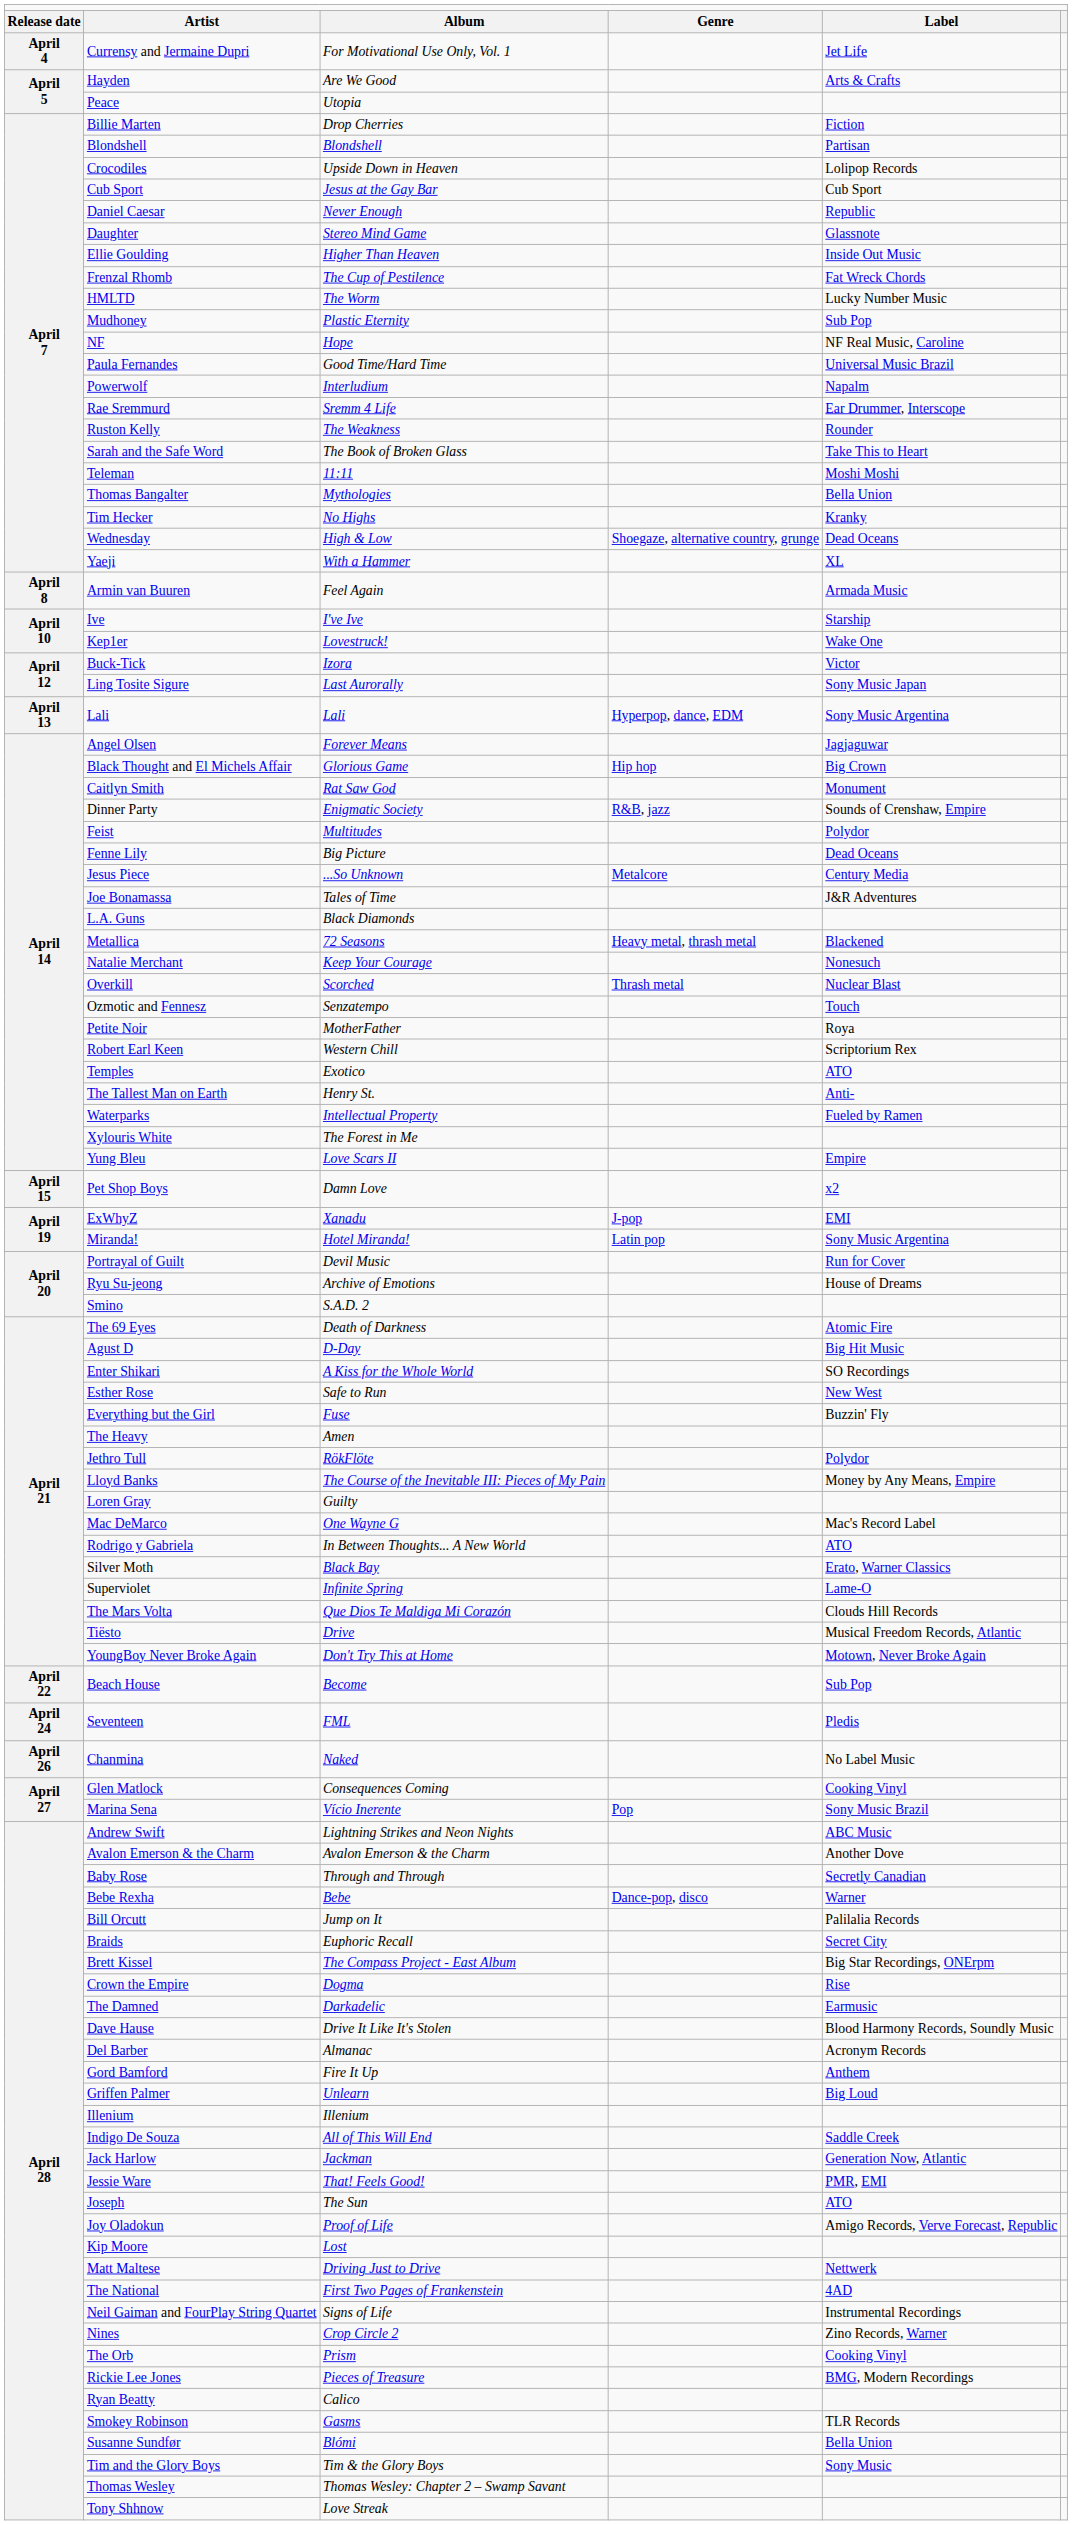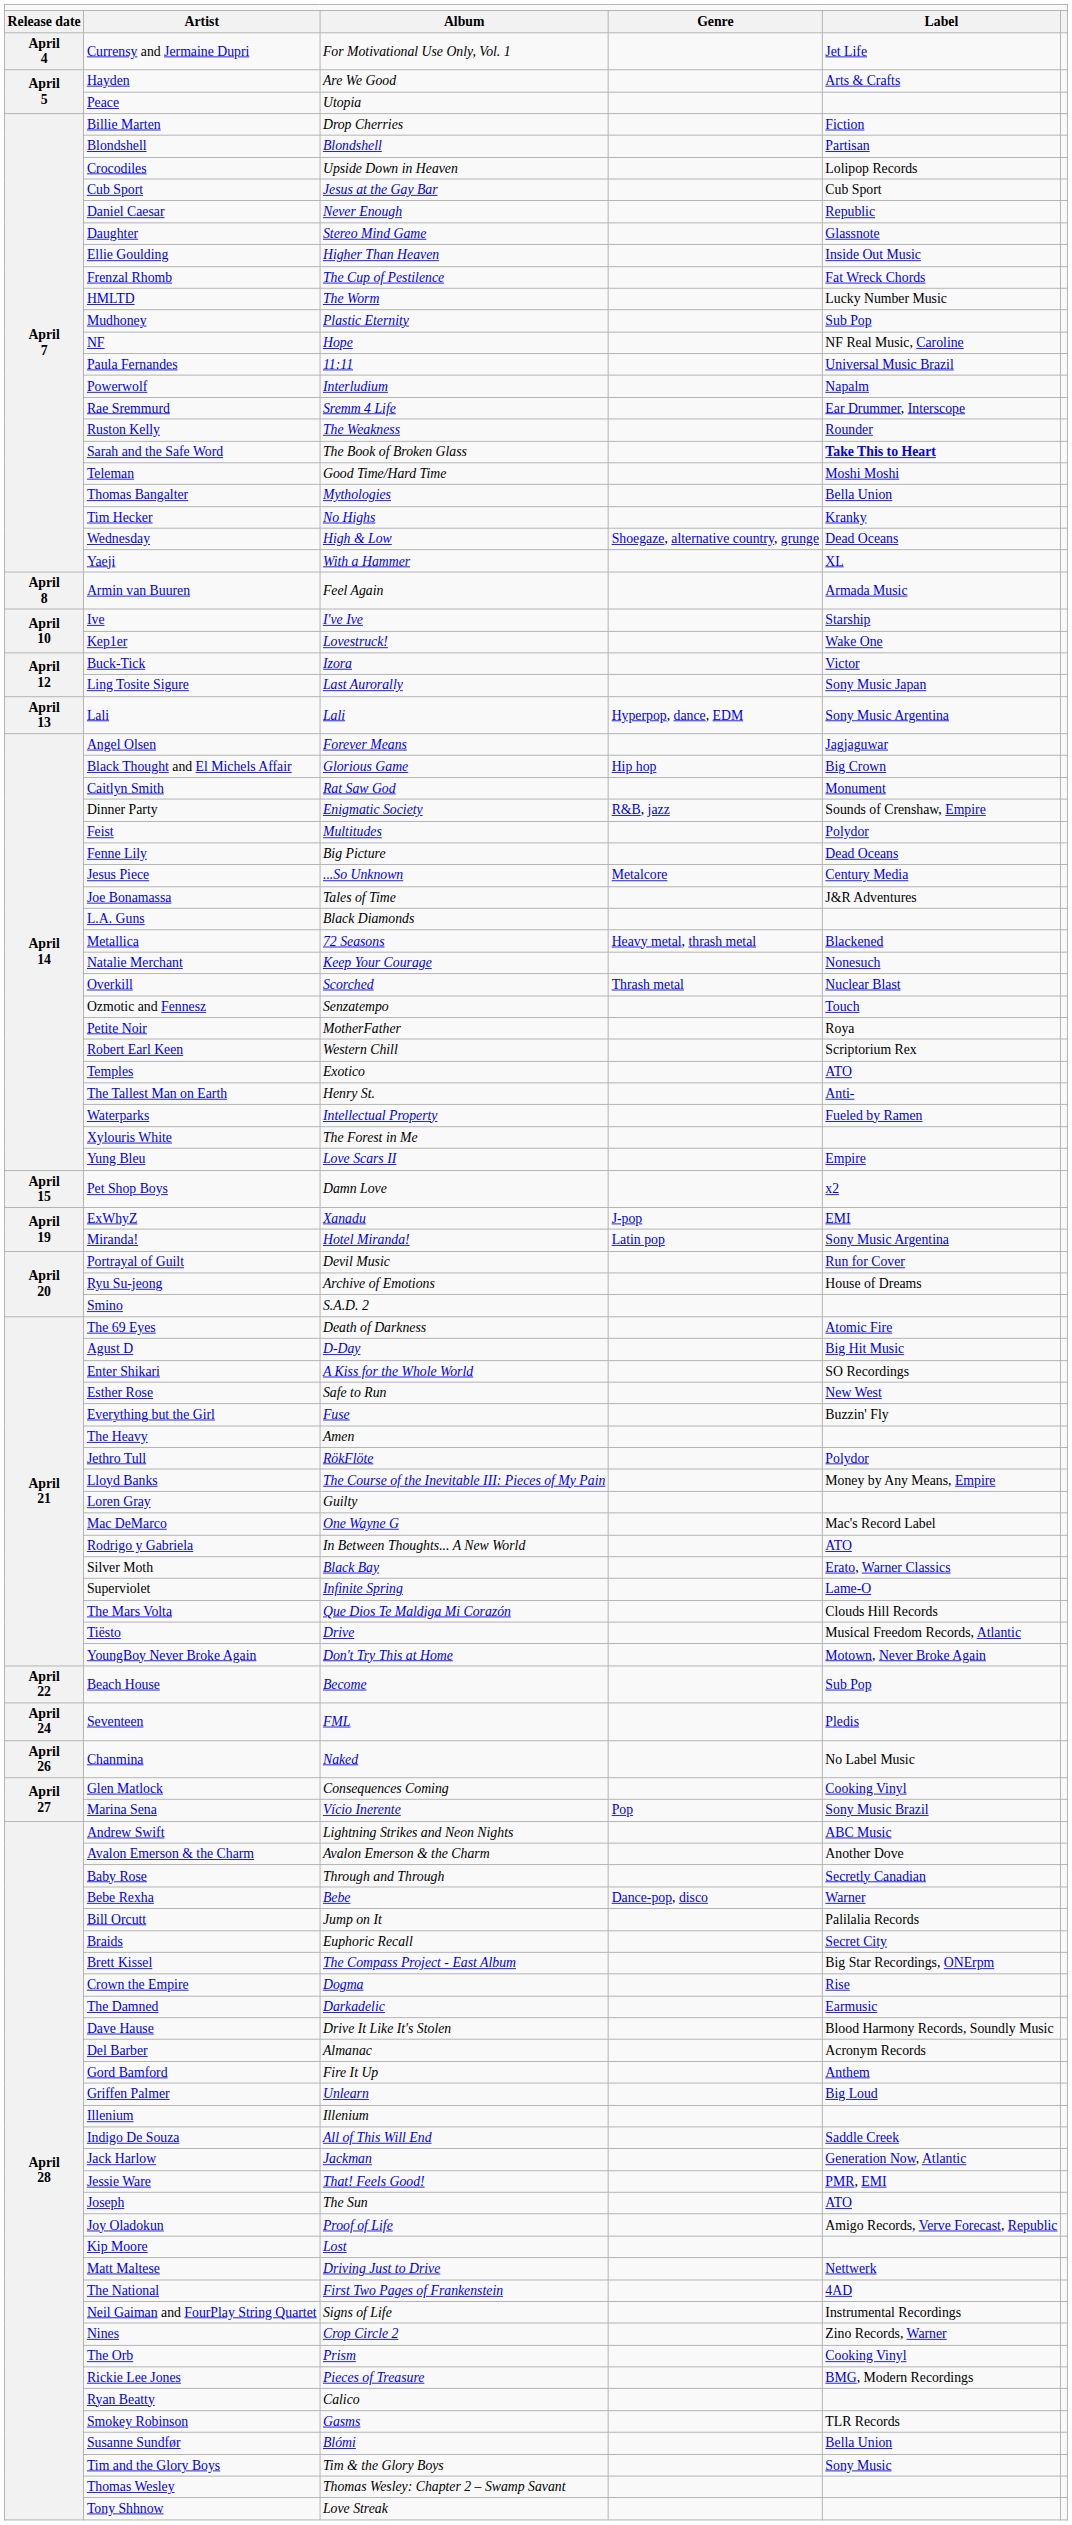(385, 364) Good Time/Hard Time -> (338, 364) 11:11
(877, 451) normal -> (881, 451) bold
(338, 473) 11:11 -> (385, 473) Good Time/Hard Time
